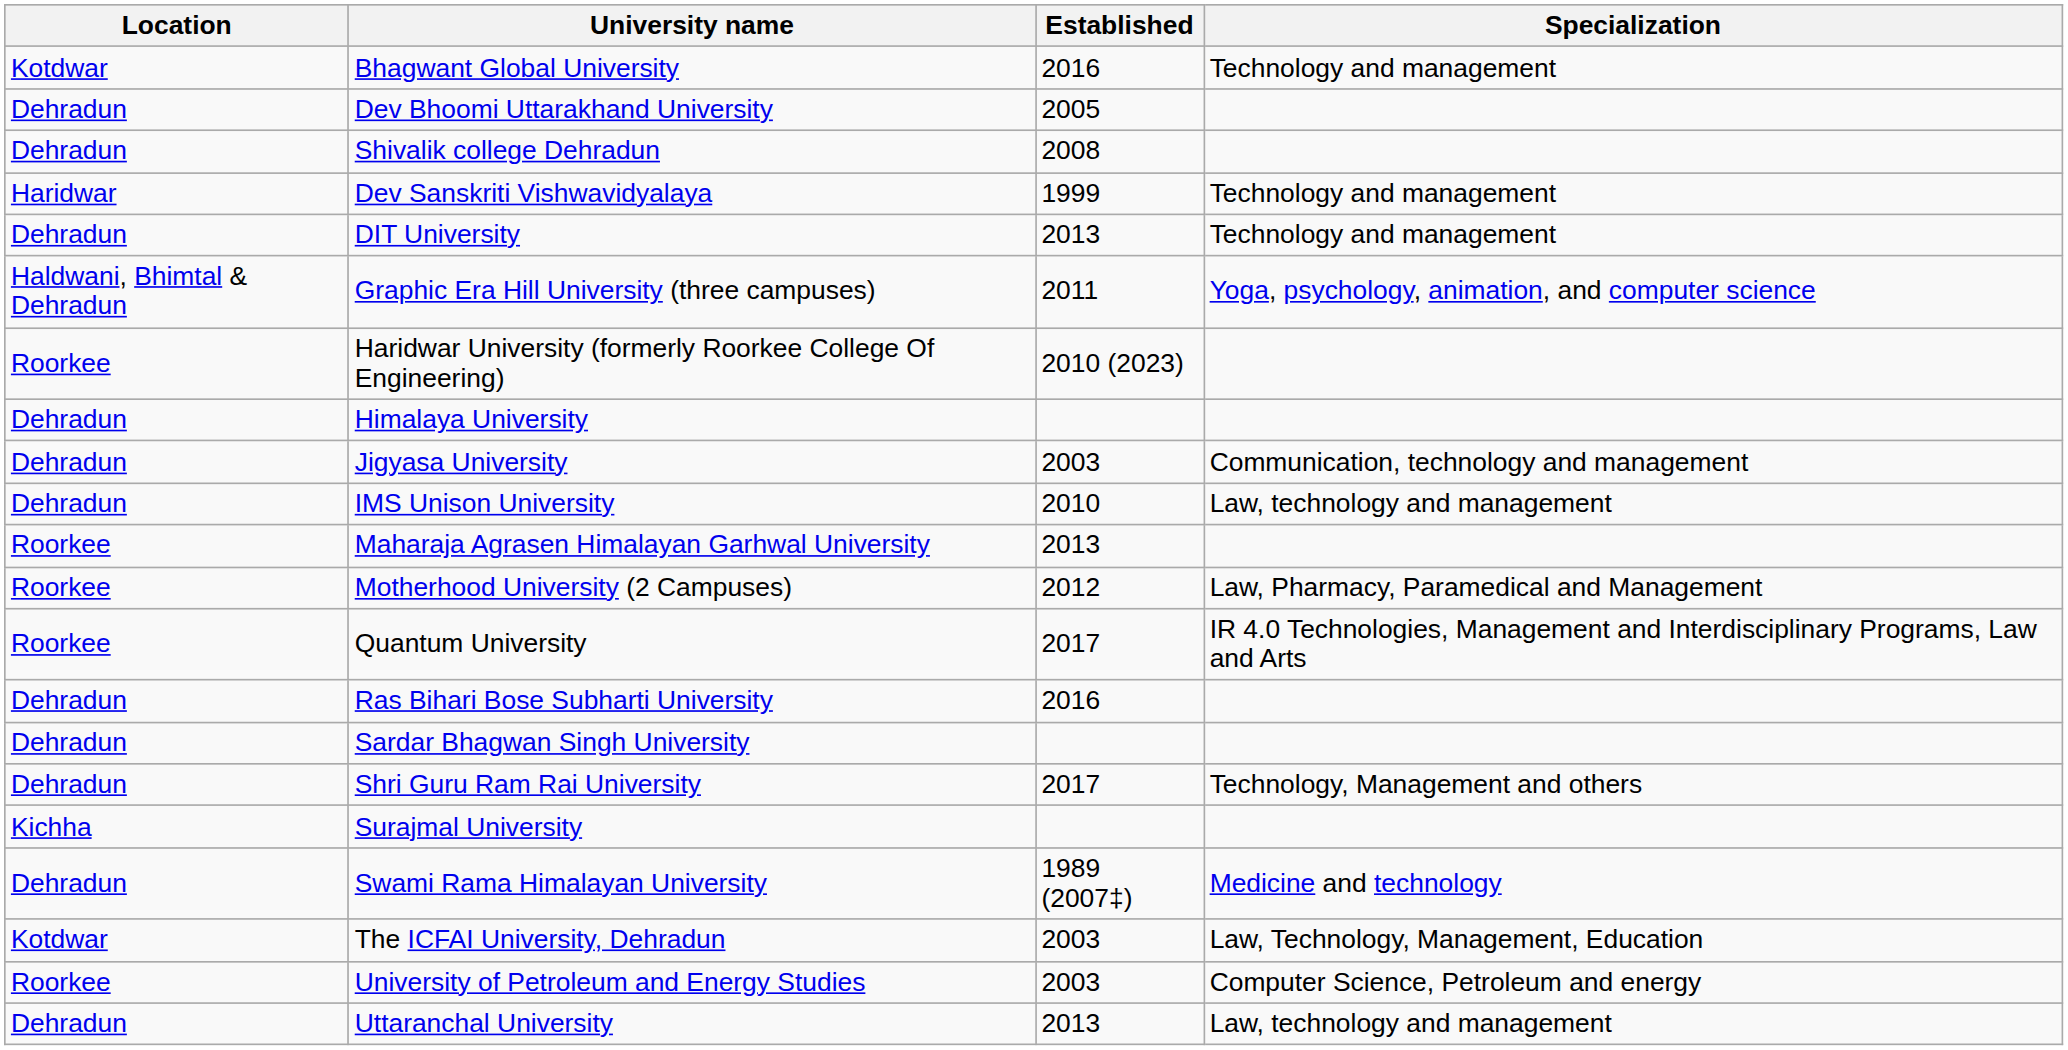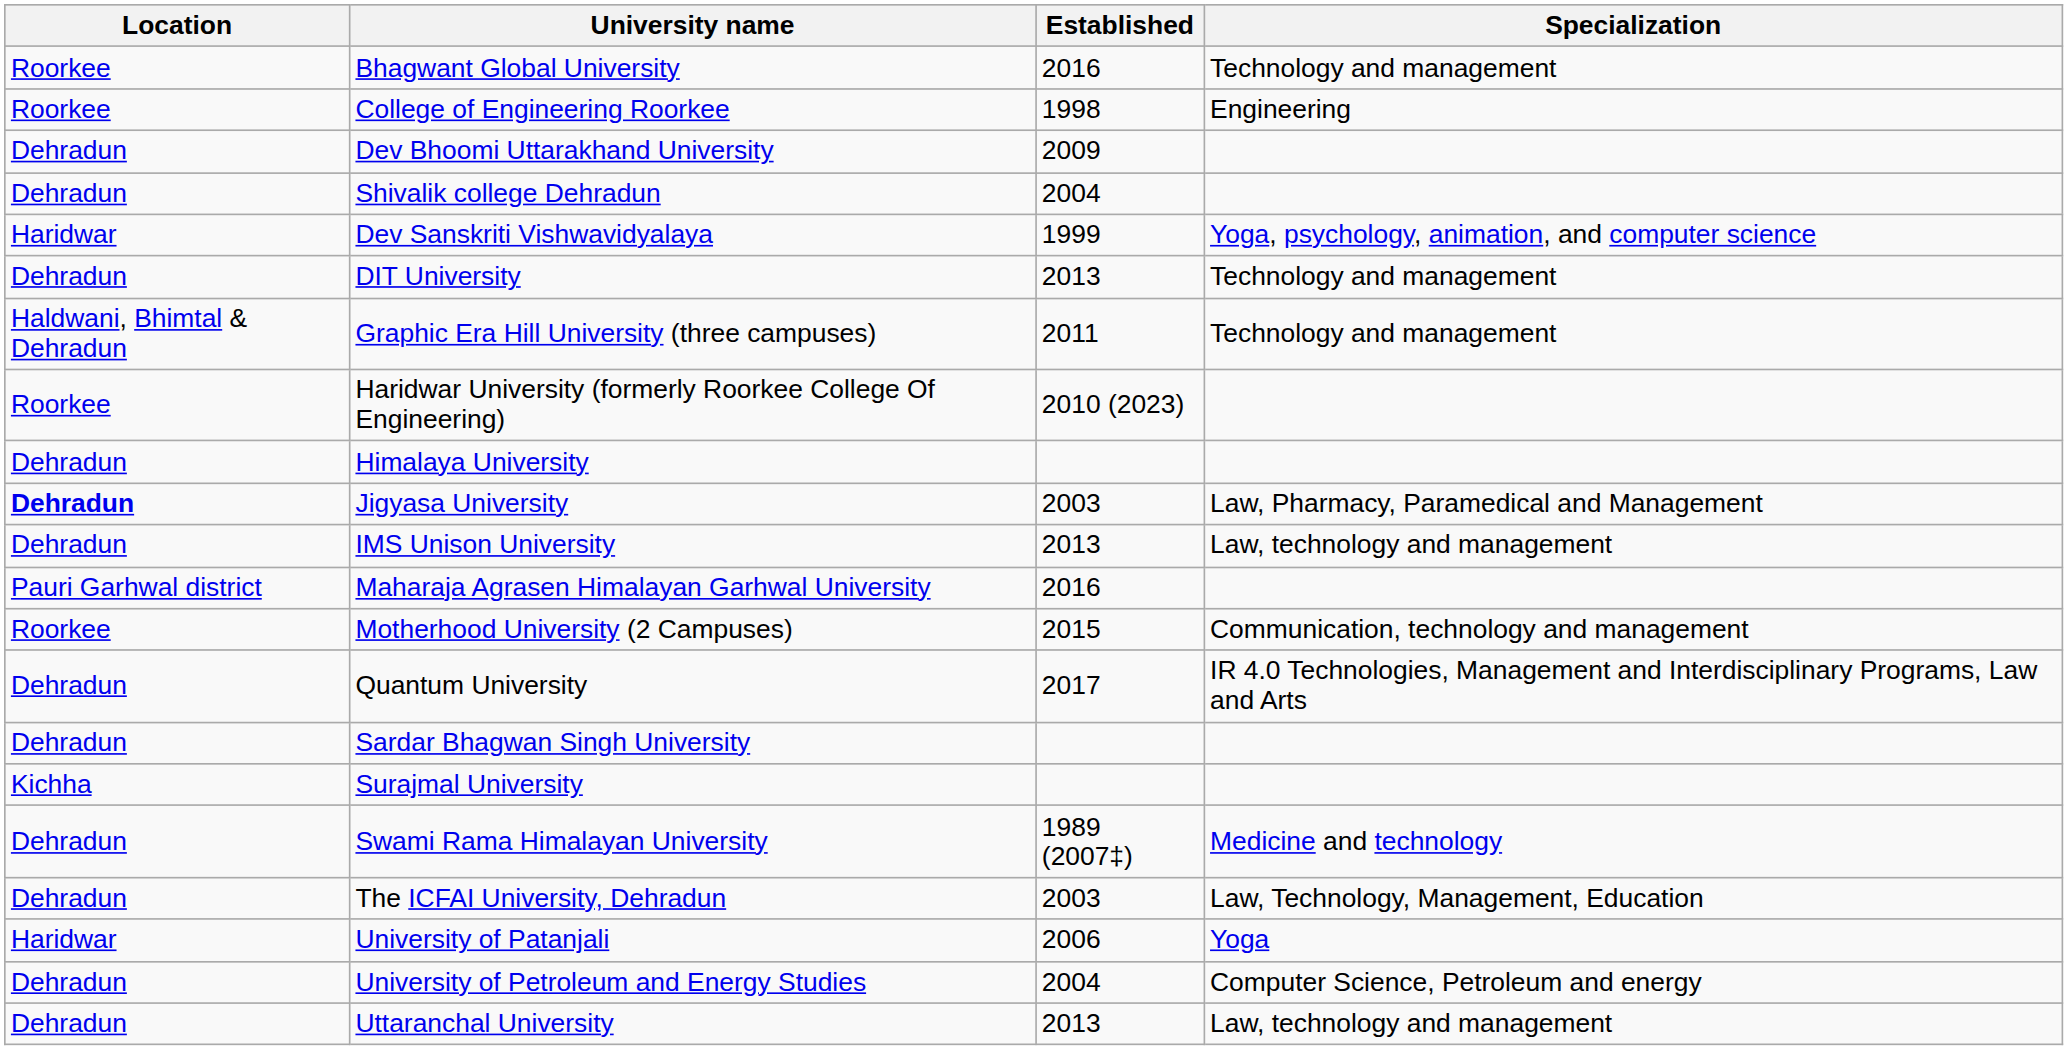(59, 67) Kotdwar -> (61, 67) Roorkee
+ row: (543, 109)
(1071, 109) 2005 -> (1071, 151) 2009
(1071, 151) 2008 -> (1071, 192) 2004
(1383, 192) Technology and management -> (1513, 234) Yoga, psychology, animation, and computer science
(1513, 291) Yoga, psychology, animation, and computer science -> (1383, 333) Technology and management
(69, 461) normal -> (73, 503) bold
(1479, 461) Communication, technology and management -> (1486, 503) Law, Pharmacy, Paramedical and Management
(1071, 503) 2010 -> (1071, 545) 2013
(61, 545) Roorkee -> (136, 587) Pauri Garhwal district
(1071, 545) 2013 -> (1071, 587) 2016
(1071, 587) 2012 -> (1071, 629) 2015
(1486, 587) Law, Pharmacy, Paramedical and Management -> (1479, 629) Communication, technology and management
(61, 643) Roorkee -> (69, 685) Dehradun
- row: (564, 700)
- row: (528, 784)
(59, 939) Kotdwar -> (69, 897) Dehradun
+ row: (482, 939)
(61, 981) Roorkee -> (69, 981) Dehradun
(1071, 981) 2003 -> (1071, 981) 2004
